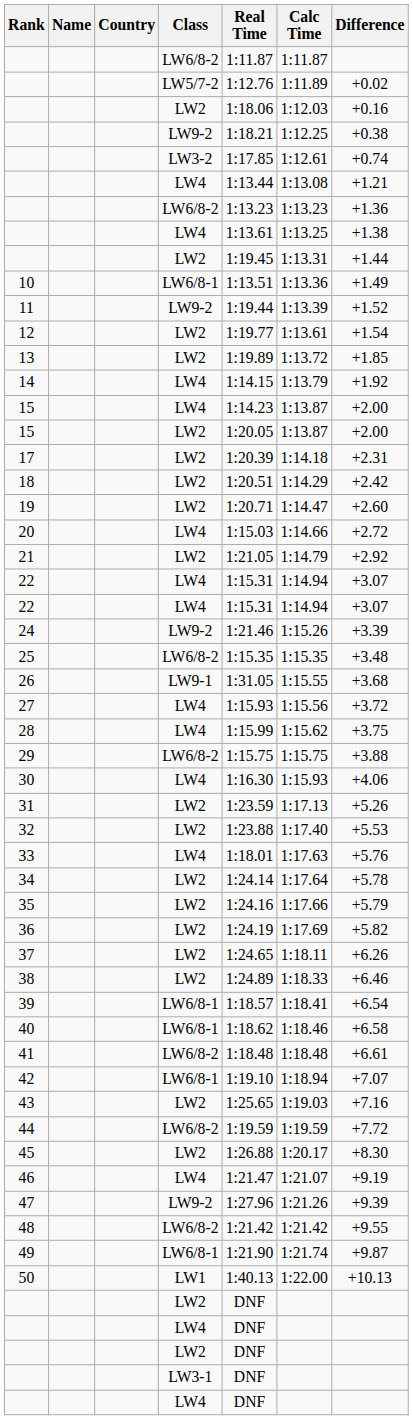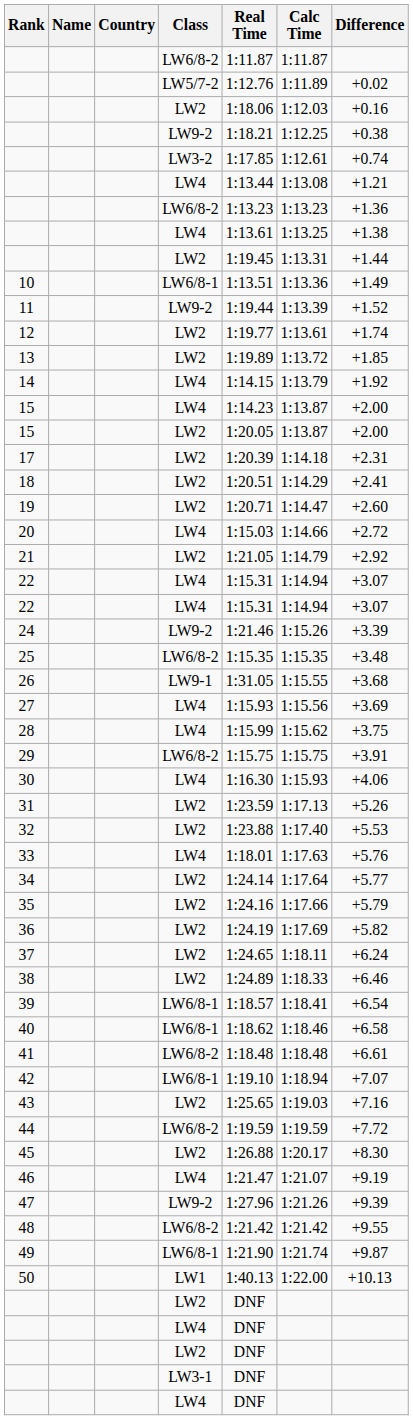(370, 332) +1.54 -> (370, 332) +1.74
(370, 482) +2.42 -> (370, 482) +2.41
(370, 705) +3.72 -> (370, 705) +3.69
(370, 755) +3.88 -> (370, 755) +3.91
(370, 880) +5.78 -> (370, 880) +5.77
(370, 954) +6.26 -> (370, 954) +6.24
